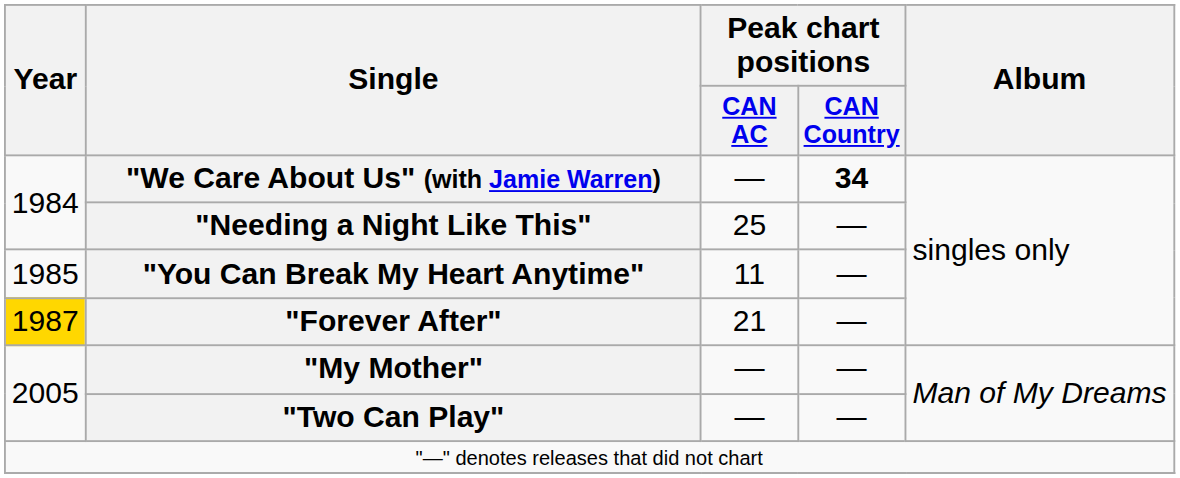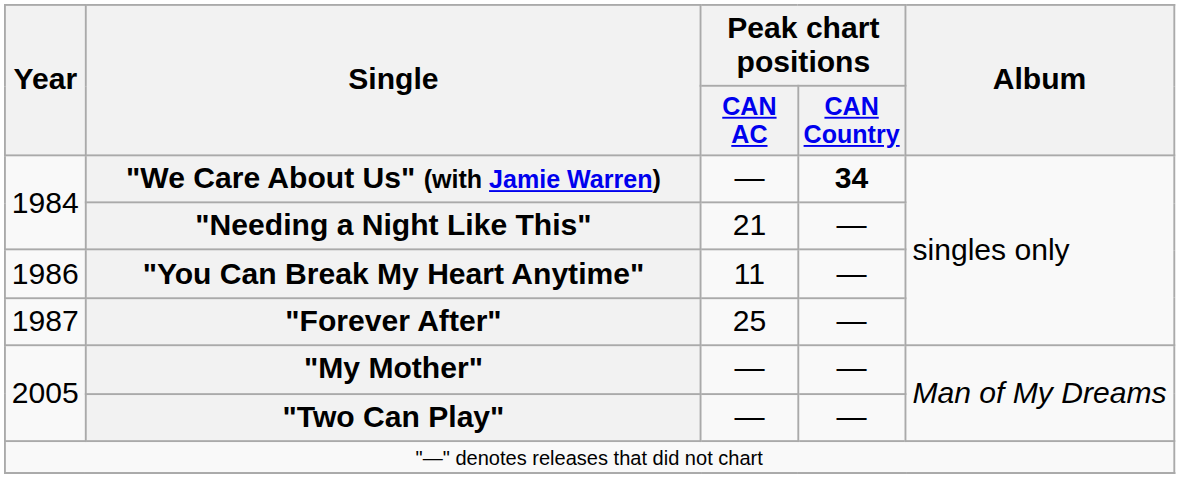(749, 225) 25 -> (749, 225) 21
(45, 273) 1985 -> (45, 273) 1986
(45, 321) gold background -> (45, 321) no background
(749, 321) 21 -> (749, 321) 25
